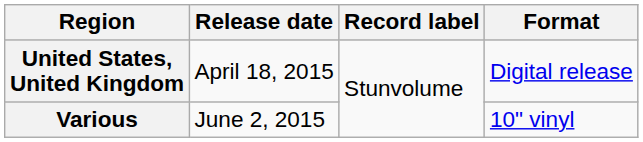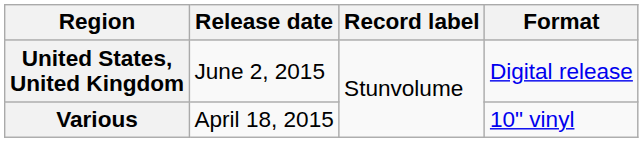(264, 70) April 18, 2015 -> (260, 70) June 2, 2015
(260, 119) June 2, 2015 -> (264, 119) April 18, 2015
